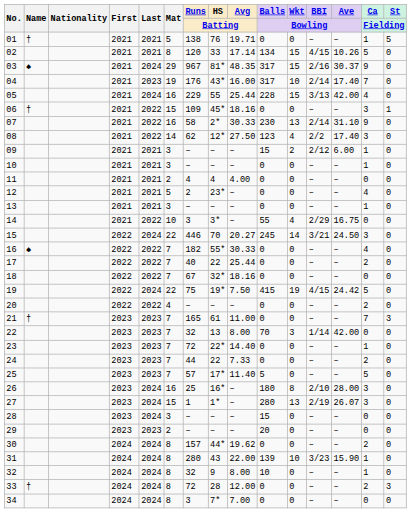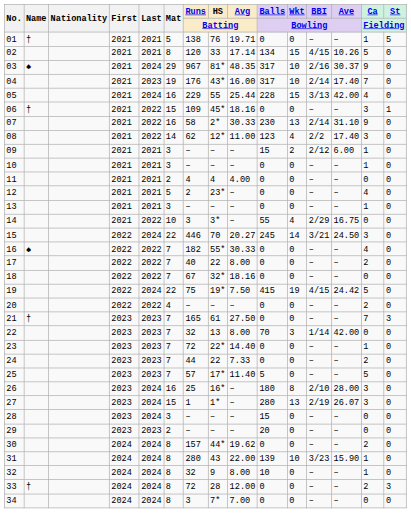(294, 67) 15 -> (294, 67) 10
(242, 137) 27.50 -> (242, 137) 11.00
(242, 263) 25.44 -> (240, 263) 8.00
(242, 319) 11.00 -> (242, 319) 27.50
